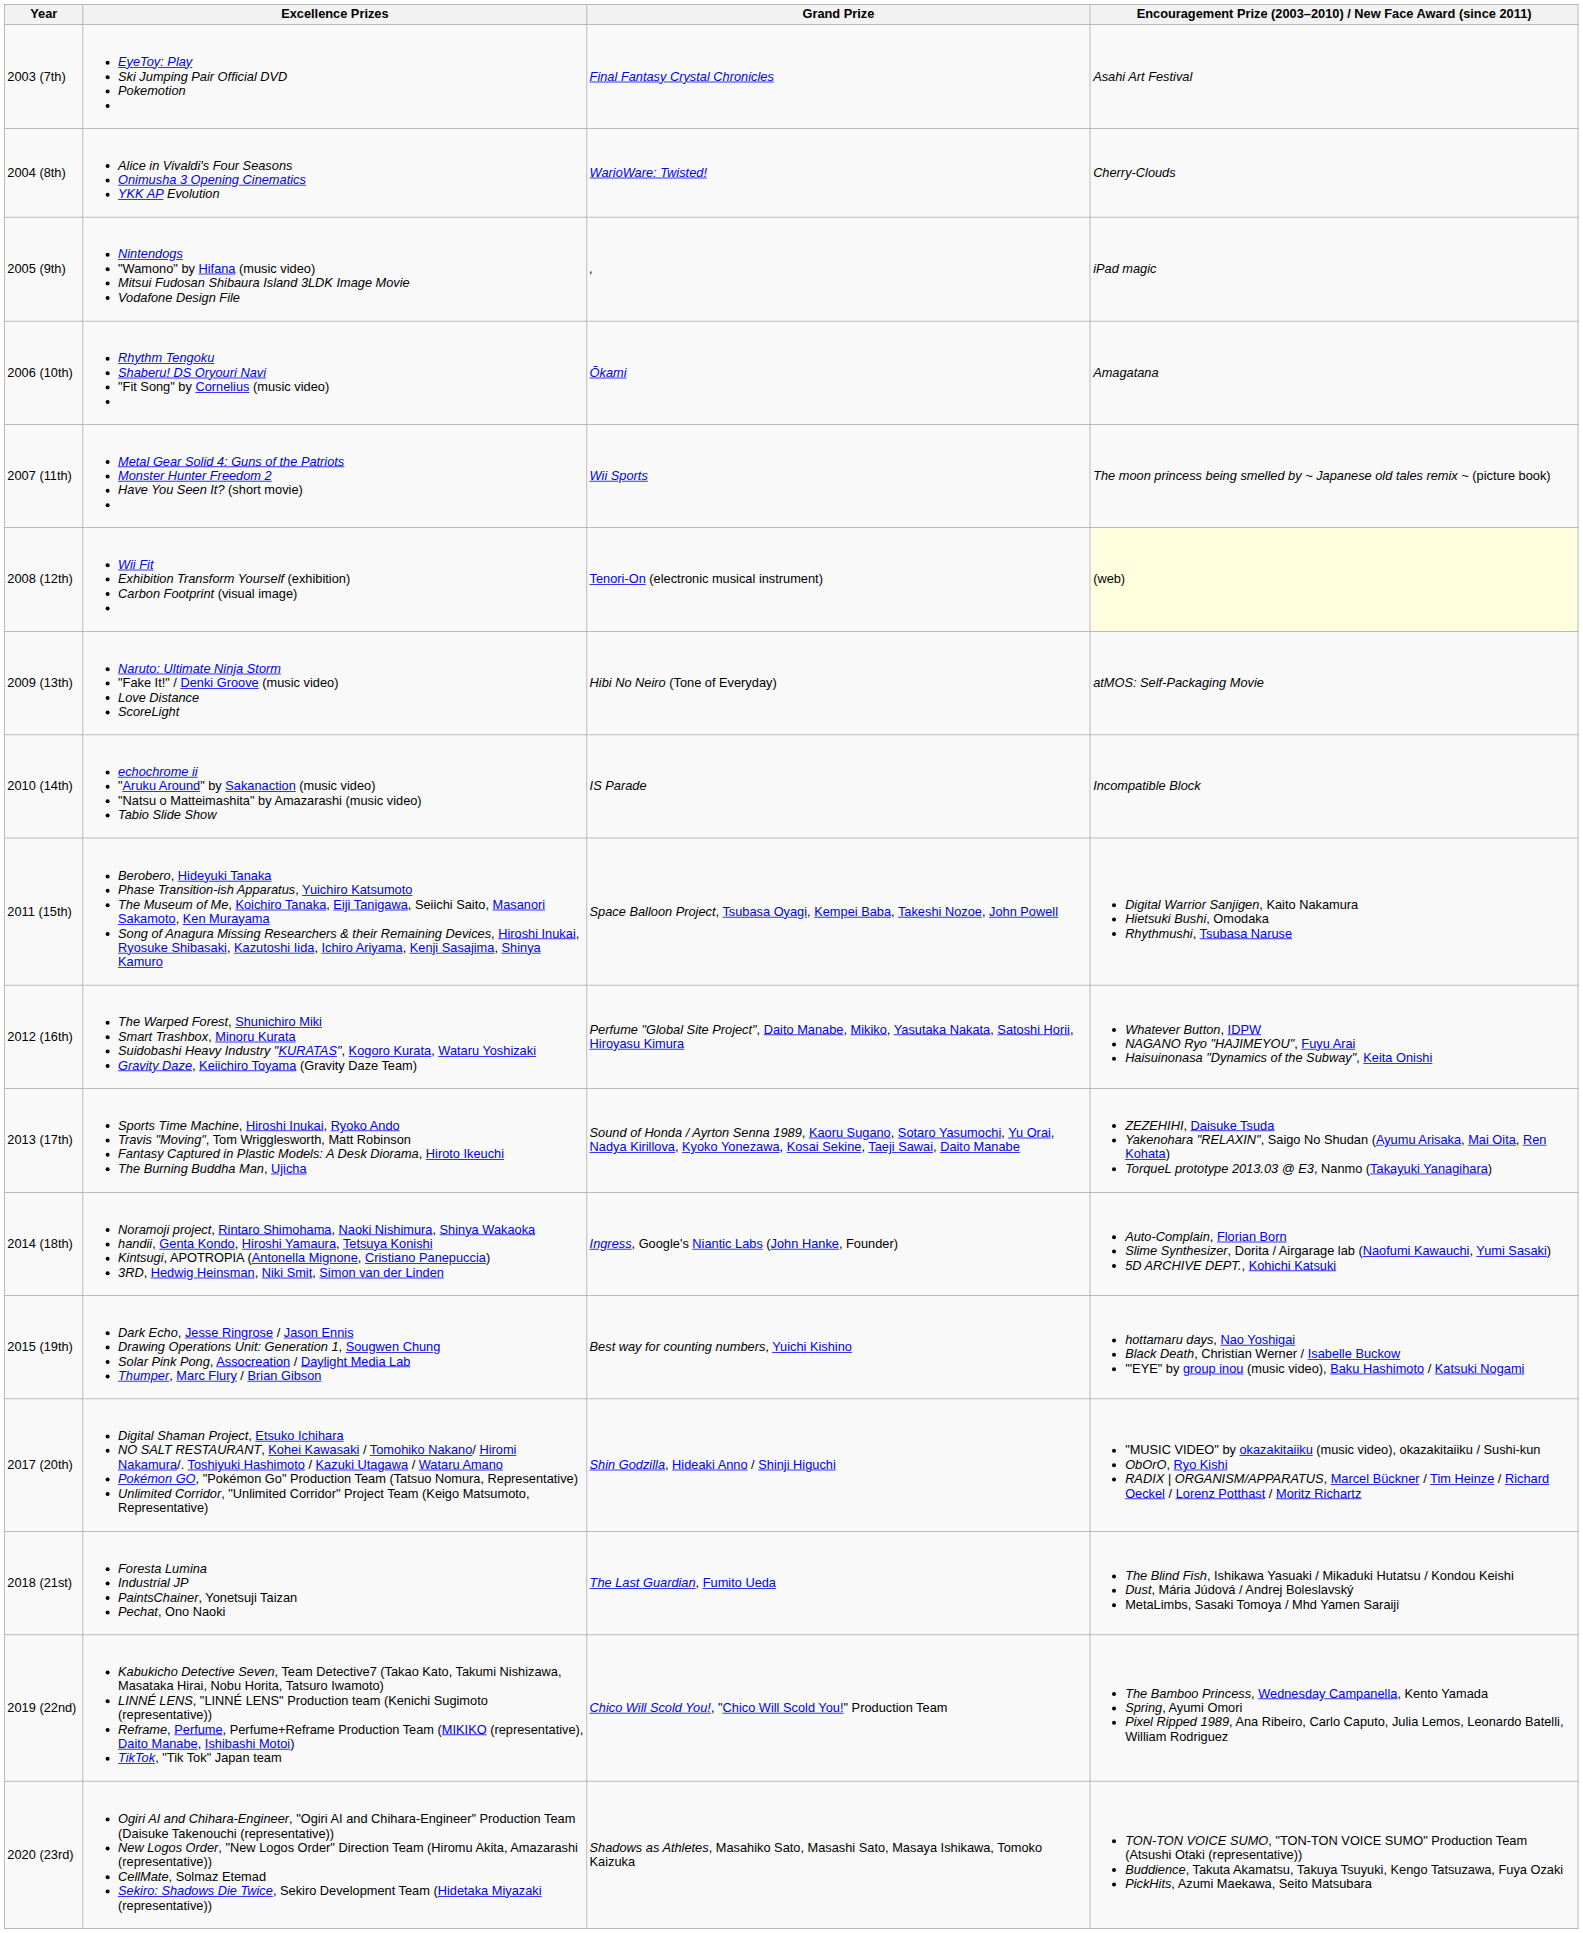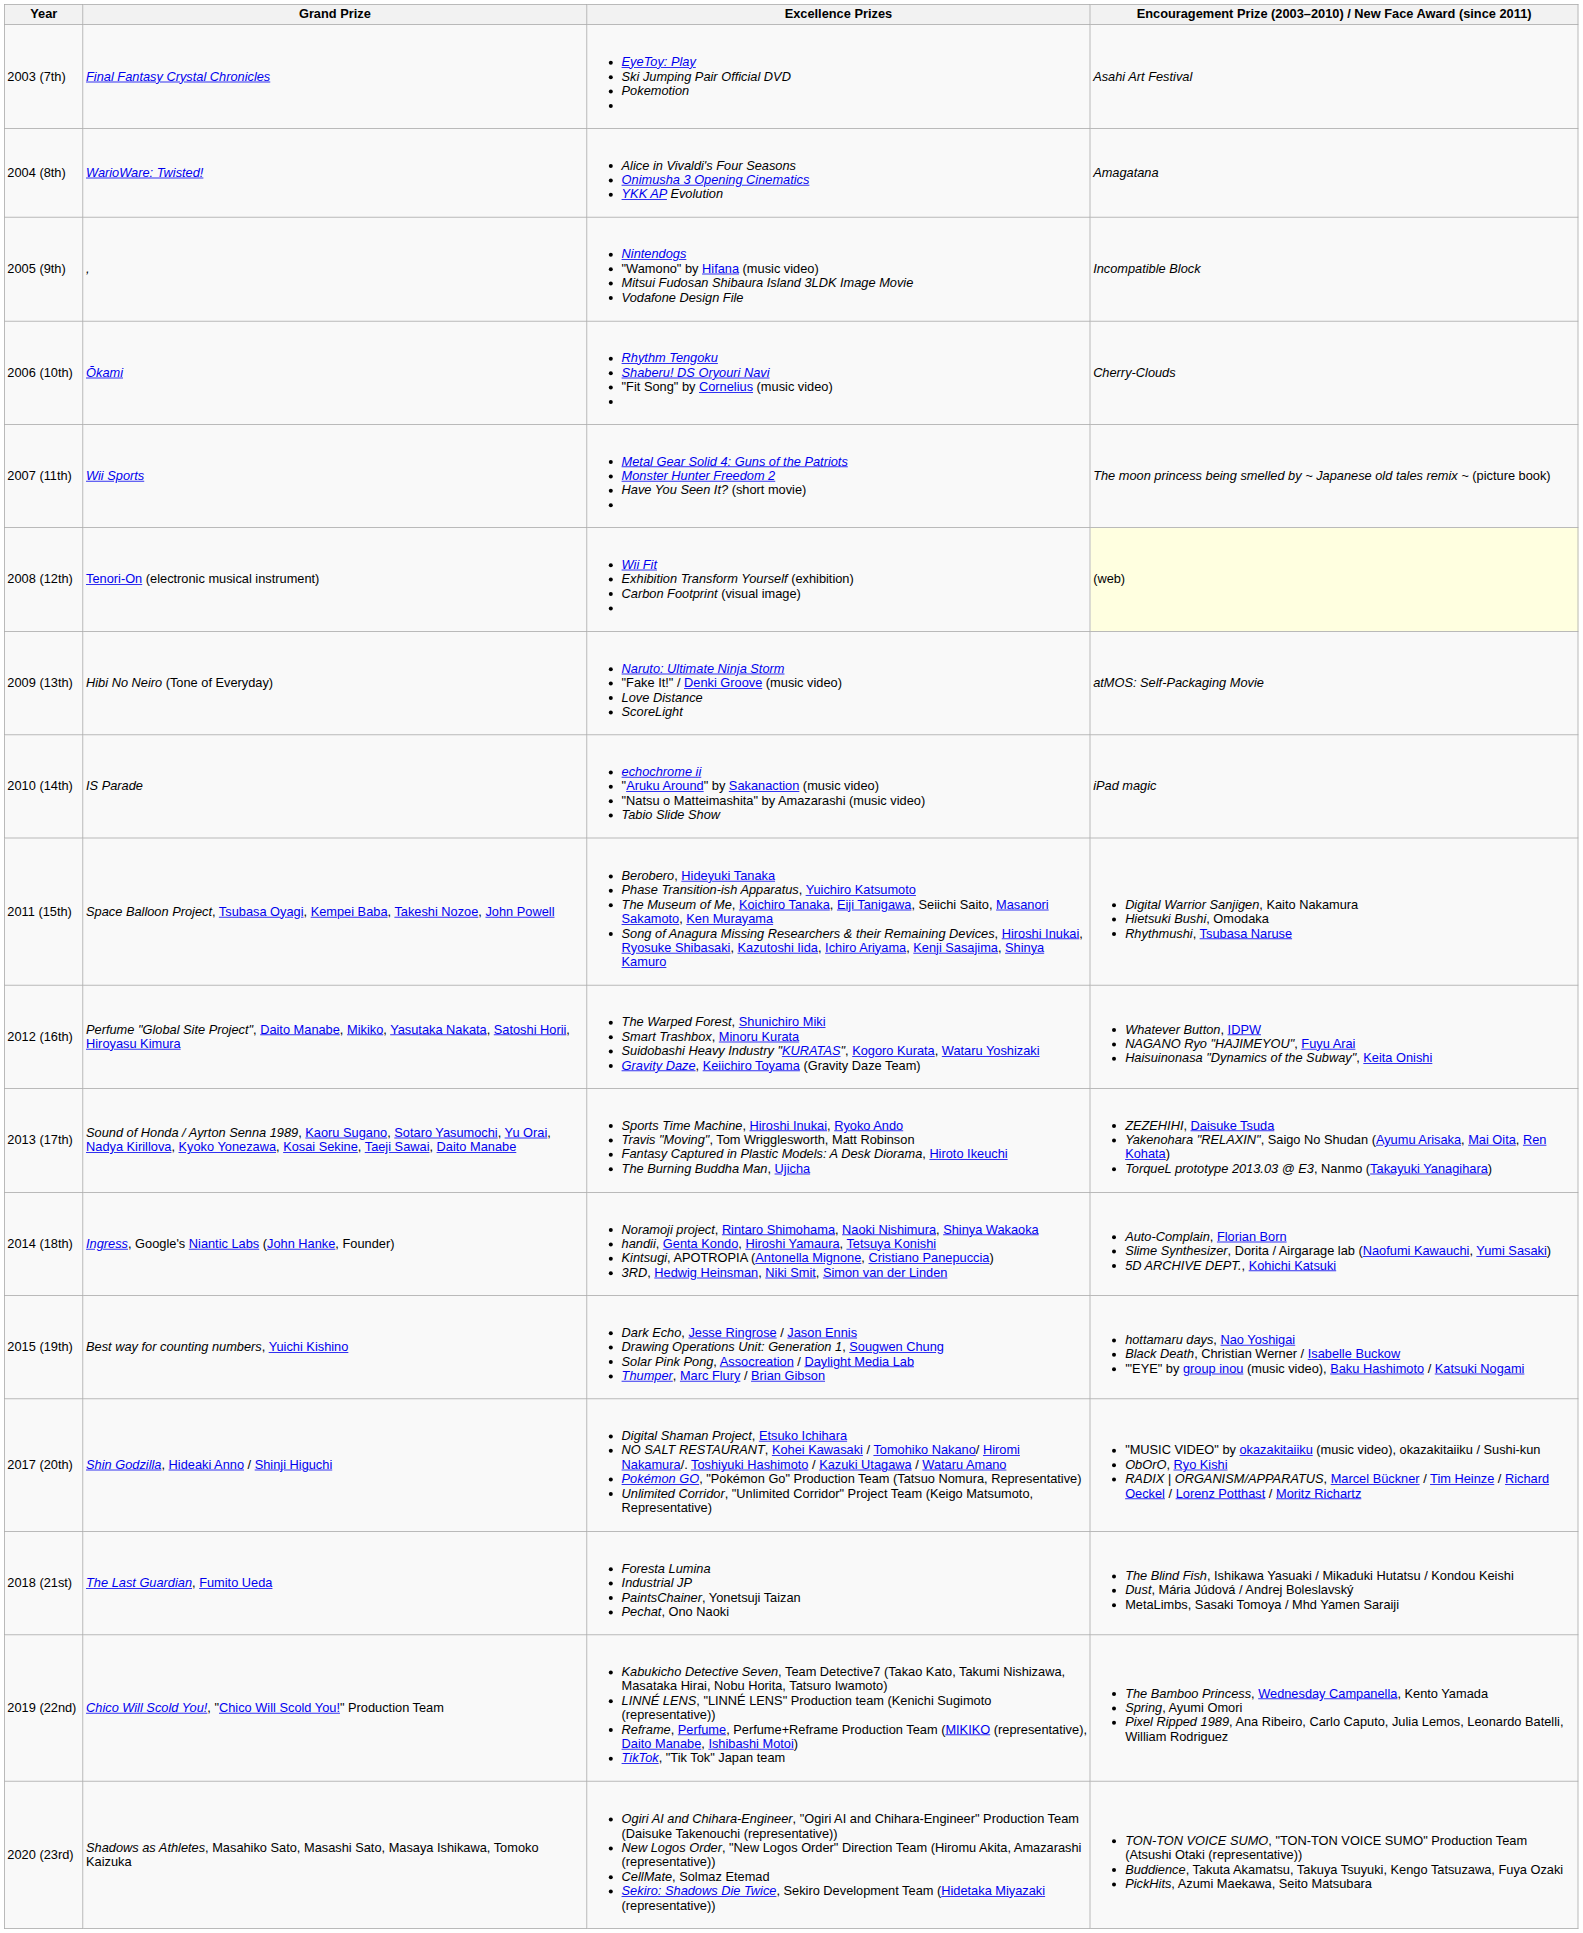columns swapped: (838, 14) <-> (335, 14)
(1134, 172) Cherry-Clouds -> (1126, 172) Amagatana
(1125, 269) iPad magic -> (1147, 269) Incompatible Block
(1126, 372) Amagatana -> (1134, 372) Cherry-Clouds
(1147, 786) Incompatible Block -> (1125, 786) iPad magic
